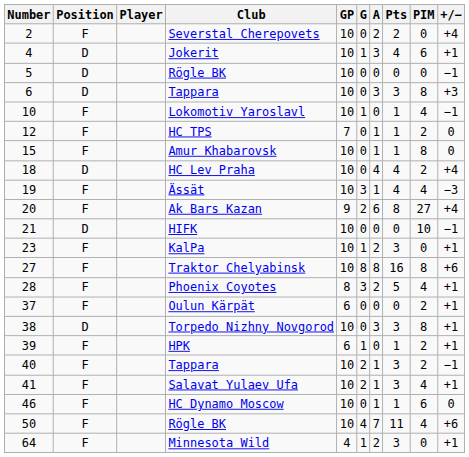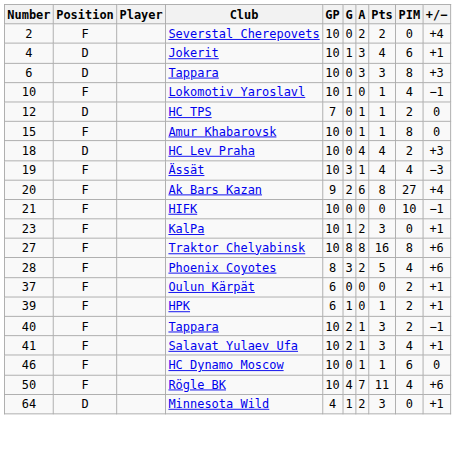- row: (29, 73)
(85, 131) F -> (85, 112) D
(451, 170) +4 -> (437, 151) +3
(85, 229) D -> (85, 209) F
(451, 287) +1 -> (437, 268) +6
- row: (29, 326)
(85, 443) F -> (85, 404) D
